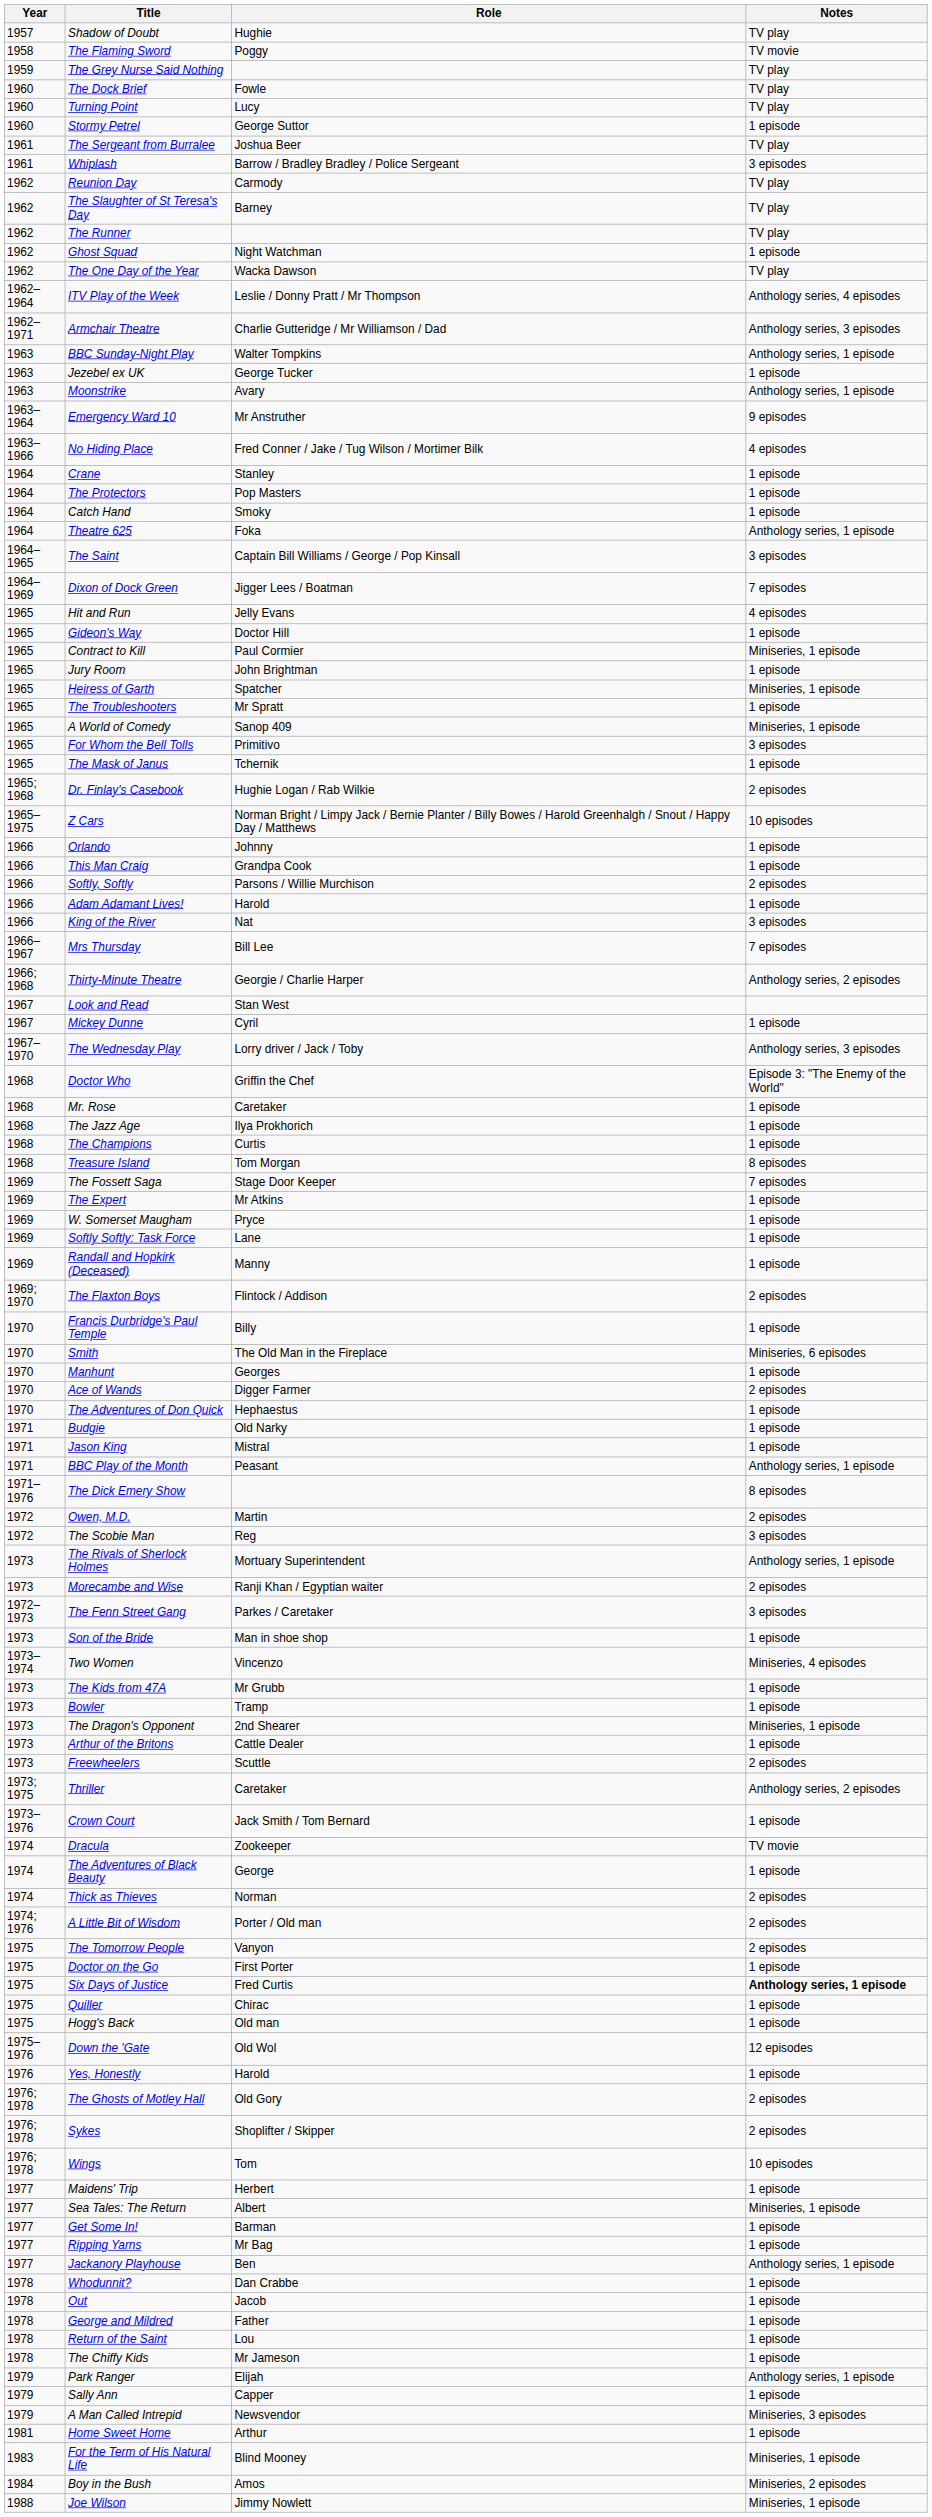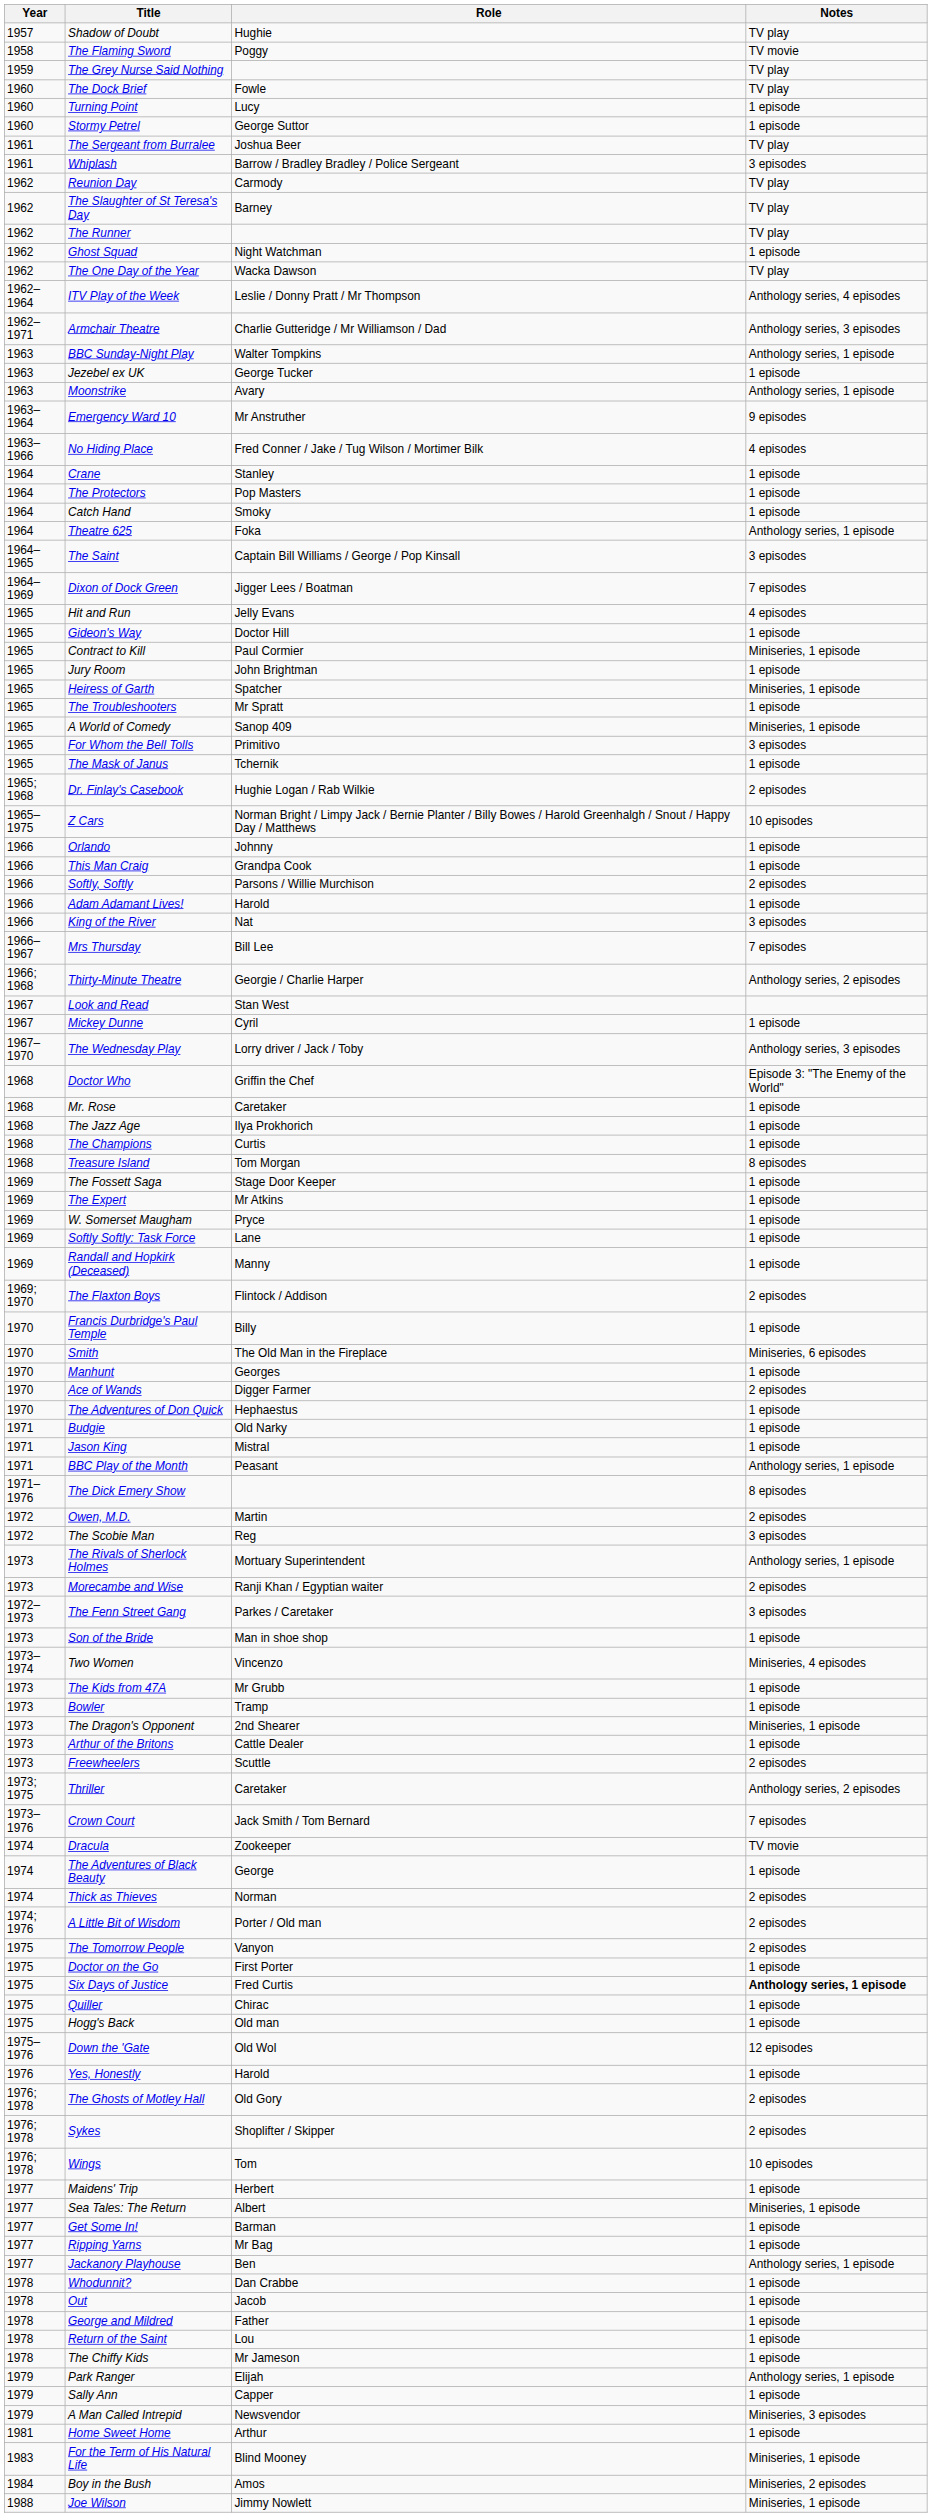(769, 107) TV play -> (774, 107) 1 episode
(777, 1182) 7 episodes -> (774, 1182) 1 episode
(774, 1821) 1 episode -> (777, 1821) 7 episodes
